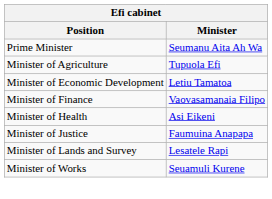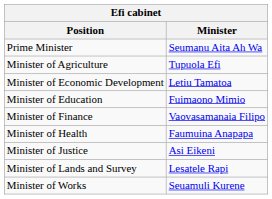+ row: (55, 99)
(192, 116) Asi Eikeni -> (211, 133) Faumuina Anapapa
(211, 133) Faumuina Anapapa -> (192, 151) Asi Eikeni
